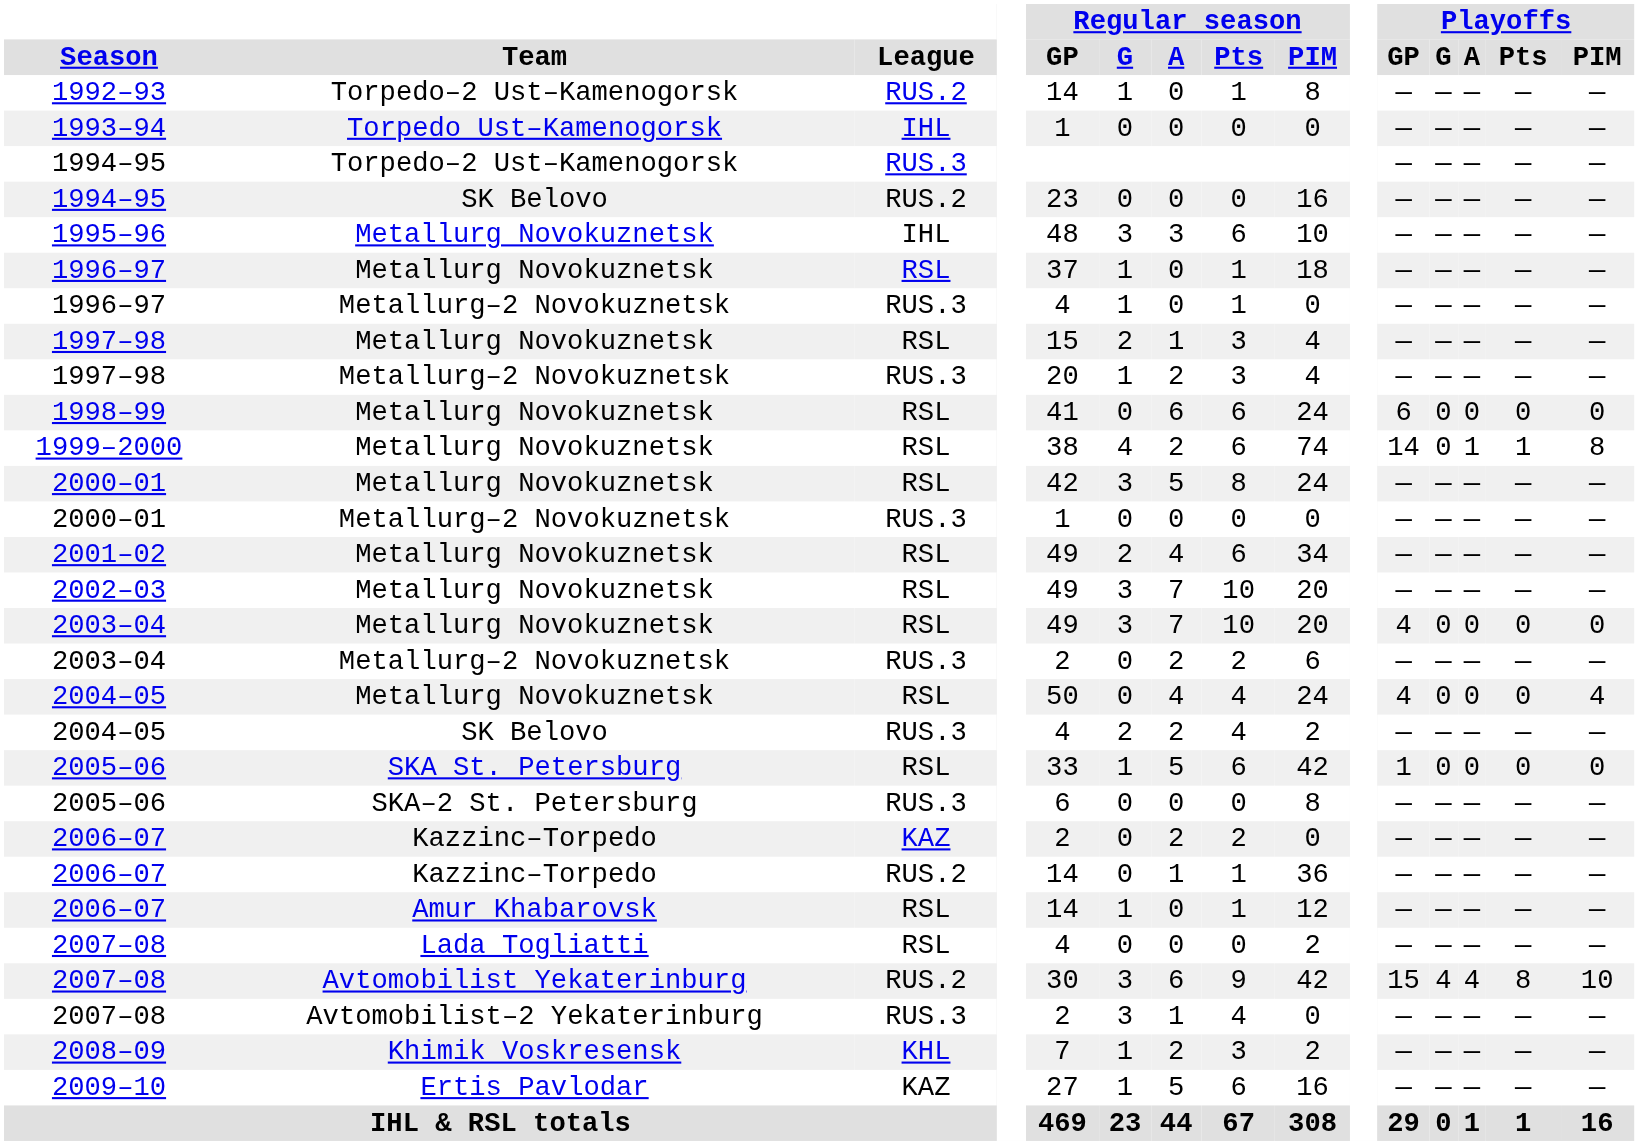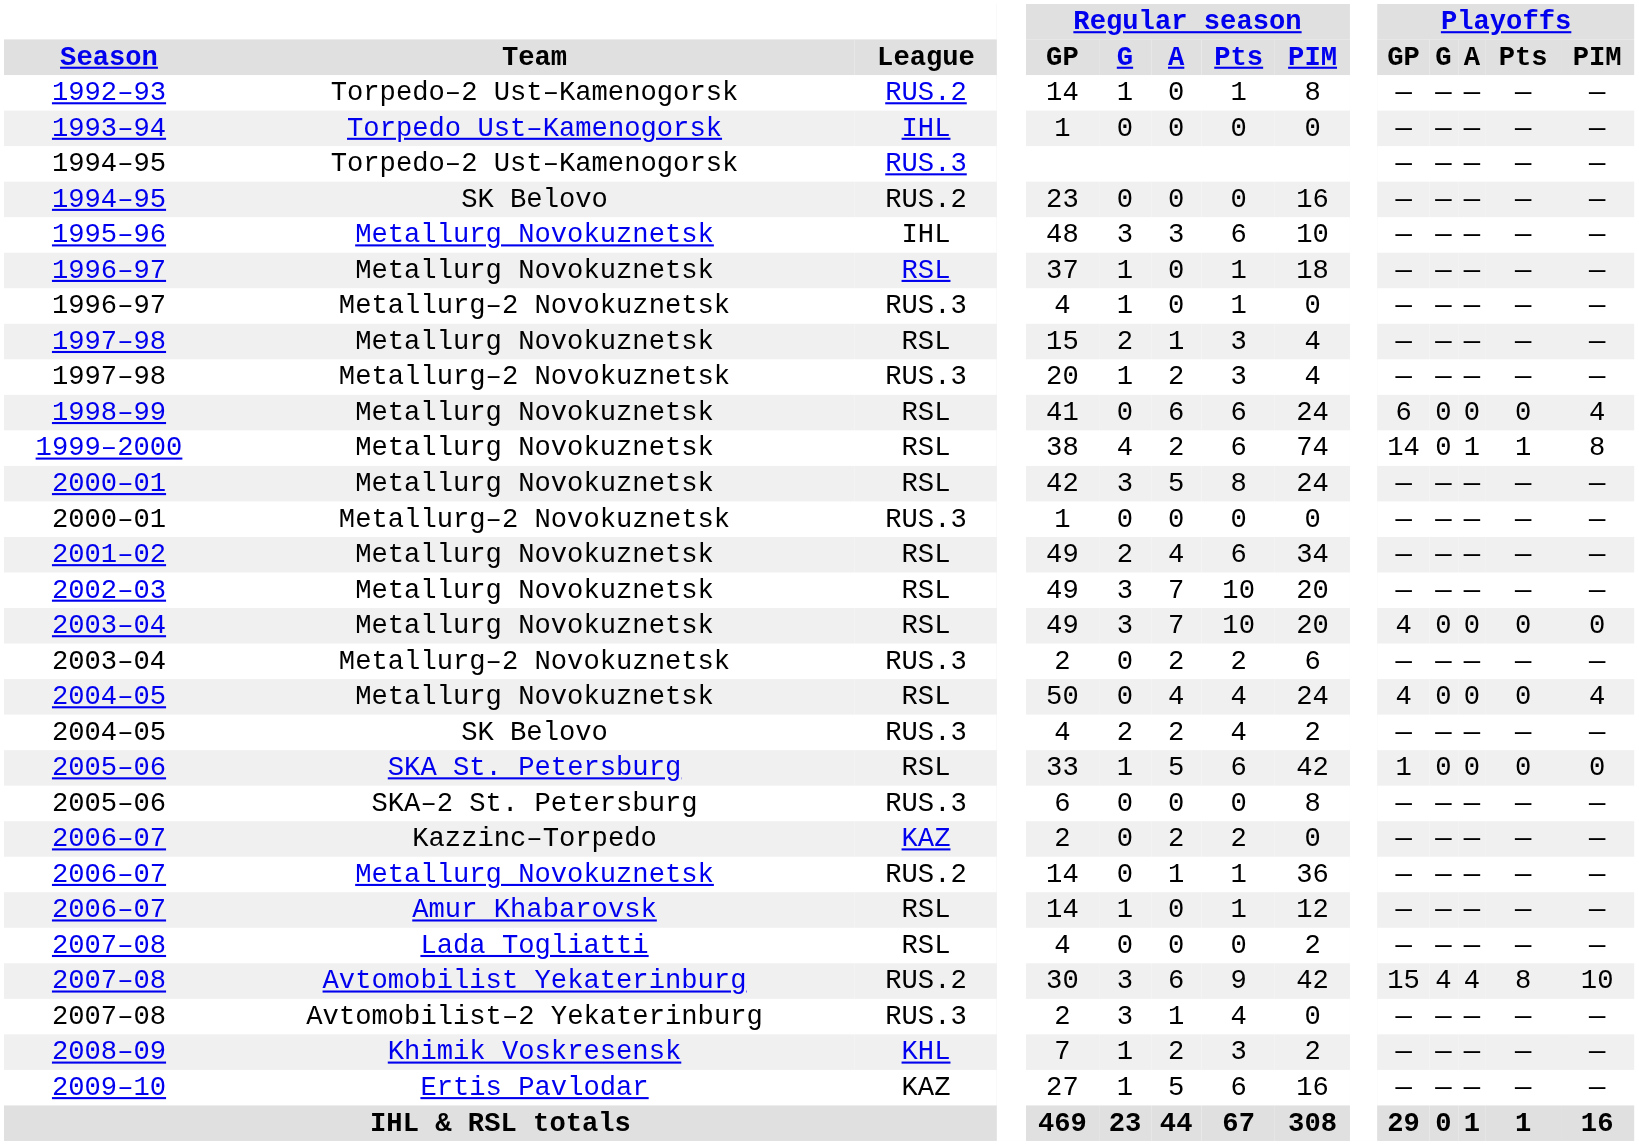(1597, 413) 0 -> (1597, 413) 4
(535, 874) Kazzinc–Torpedo -> (535, 874) Metallurg Novokuznetsk
